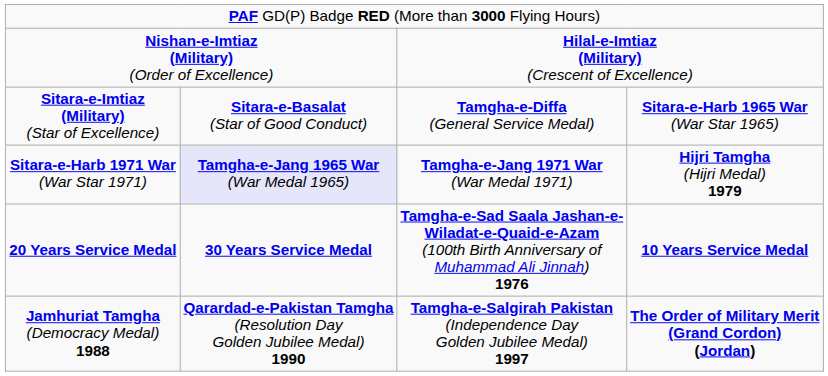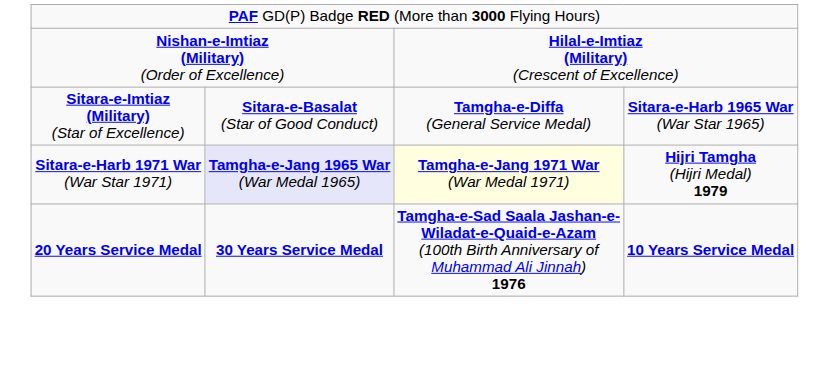(512, 174) no background -> (509, 174) lightyellow background
- row: (93, 333)
